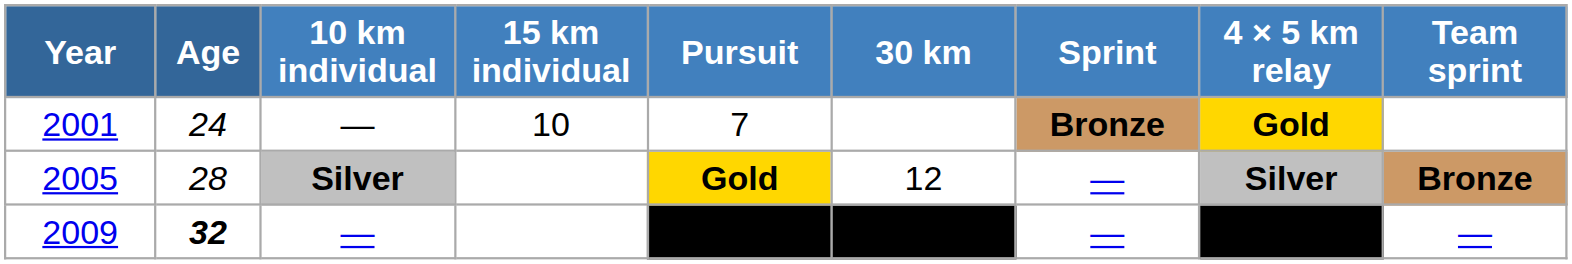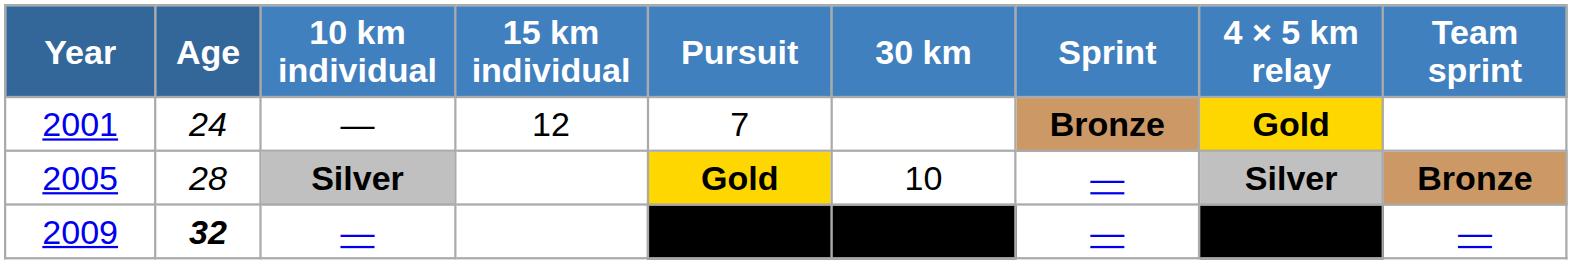(551, 124) 10 -> (551, 124) 12
(924, 178) 12 -> (924, 178) 10
